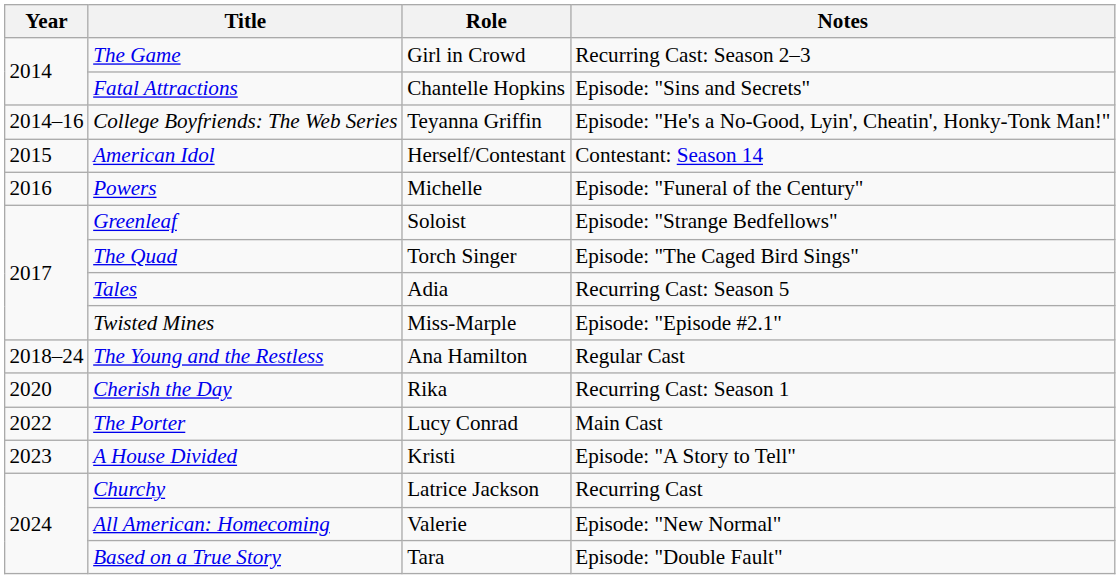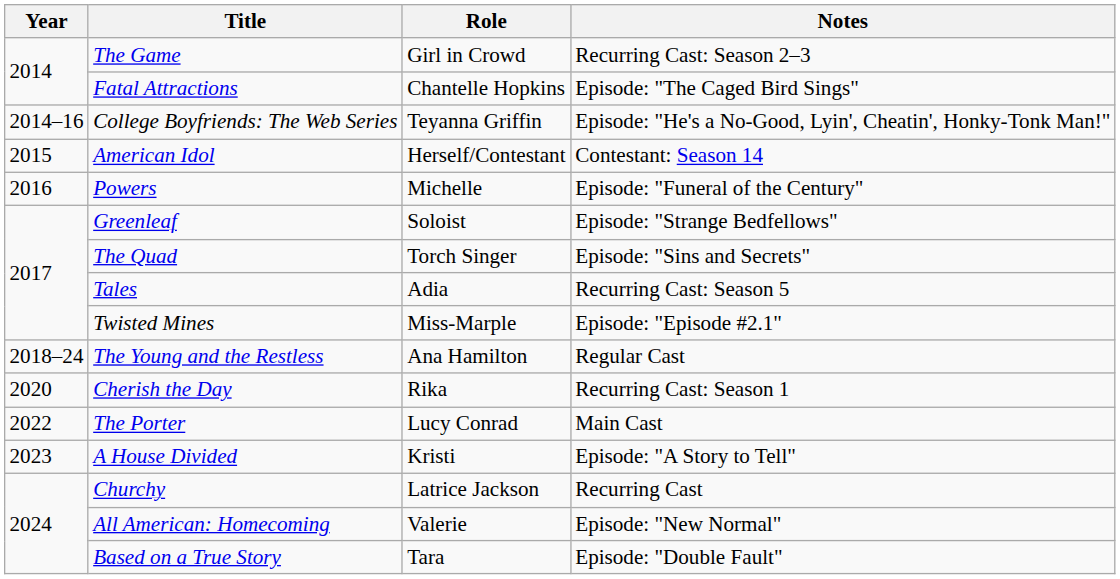(693, 88) Episode: "Sins and Secrets" -> (717, 88) Episode: "The Caged Bird Sings"
(717, 255) Episode: "The Caged Bird Sings" -> (693, 255) Episode: "Sins and Secrets"
